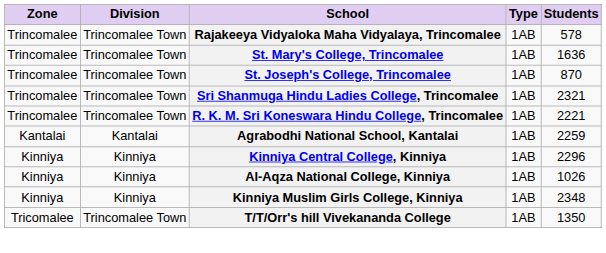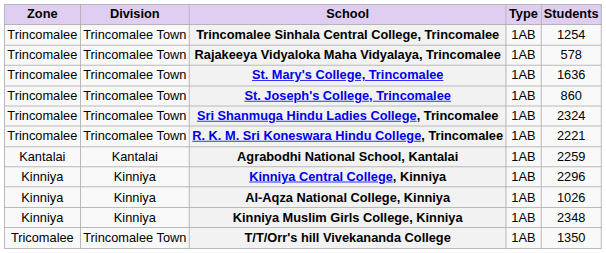+ row: (348, 34)
(571, 75) 870 -> (571, 95) 860
(571, 95) 2321 -> (571, 116) 2324
